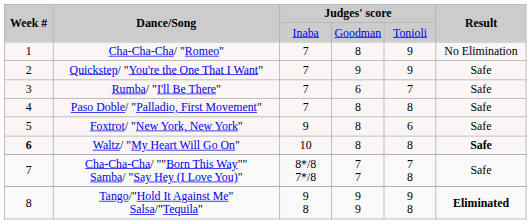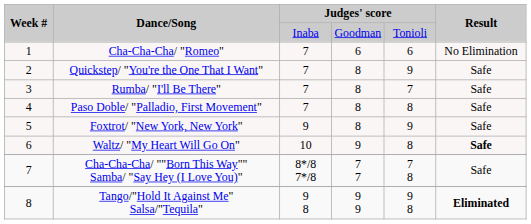(358, 51) 8 -> (358, 51) 6
(410, 51) 9 -> (410, 51) 6
(358, 70) 9 -> (358, 70) 8
(358, 88) 6 -> (358, 88) 8
(410, 126) 6 -> (410, 126) 9
(29, 145) bold -> (29, 145) normal
(358, 145) 8 -> (358, 145) 9
